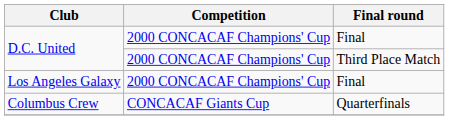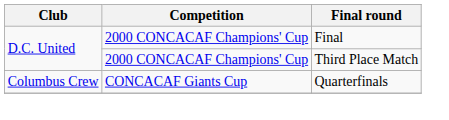- row: (64, 81)
